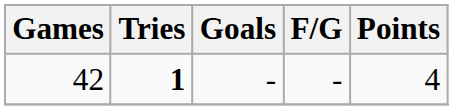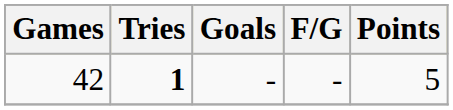(432, 78) 4 -> (432, 78) 5
